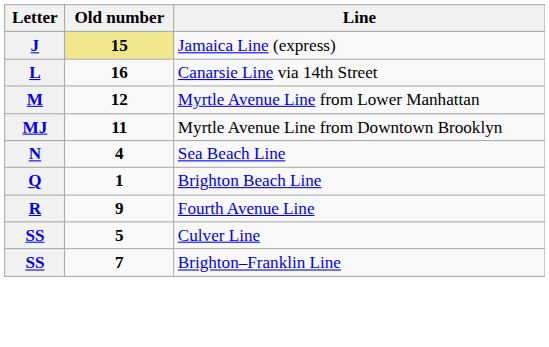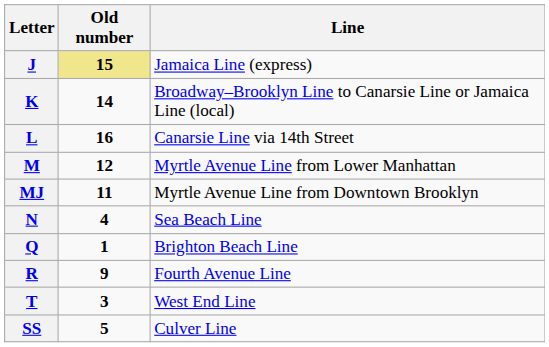+ row: (32, 101)
+ row: (32, 301)
- row: (35, 262)
